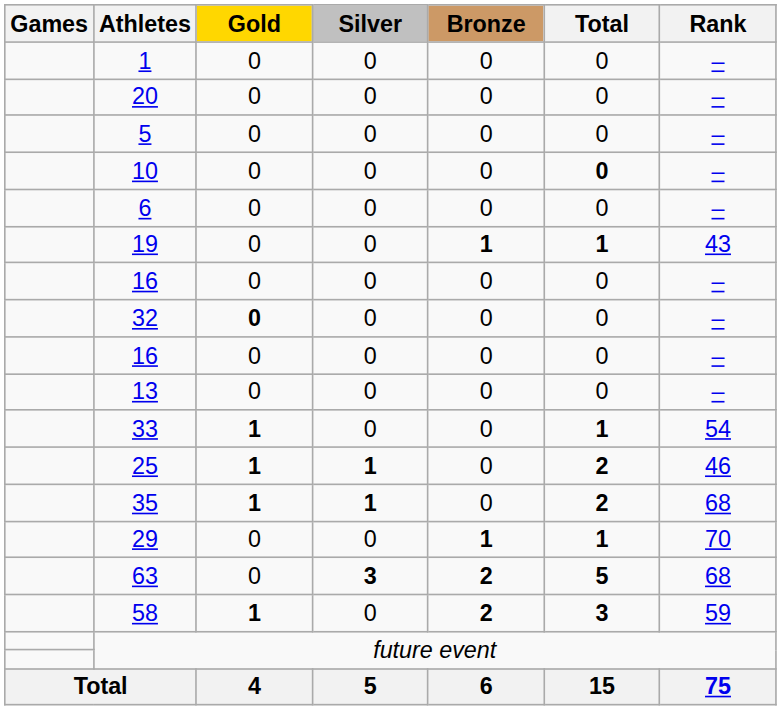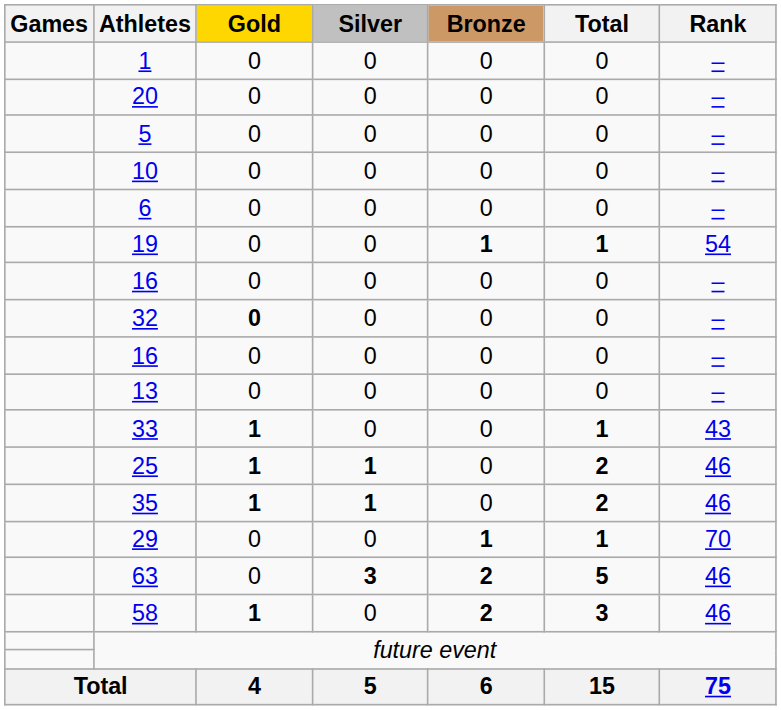(602, 171) bold -> (602, 171) normal
(718, 245) 43 -> (718, 245) 54
(718, 429) 54 -> (718, 429) 43
(718, 503) 68 -> (718, 503) 46
(718, 576) 68 -> (718, 576) 46
(718, 613) 59 -> (718, 613) 46
